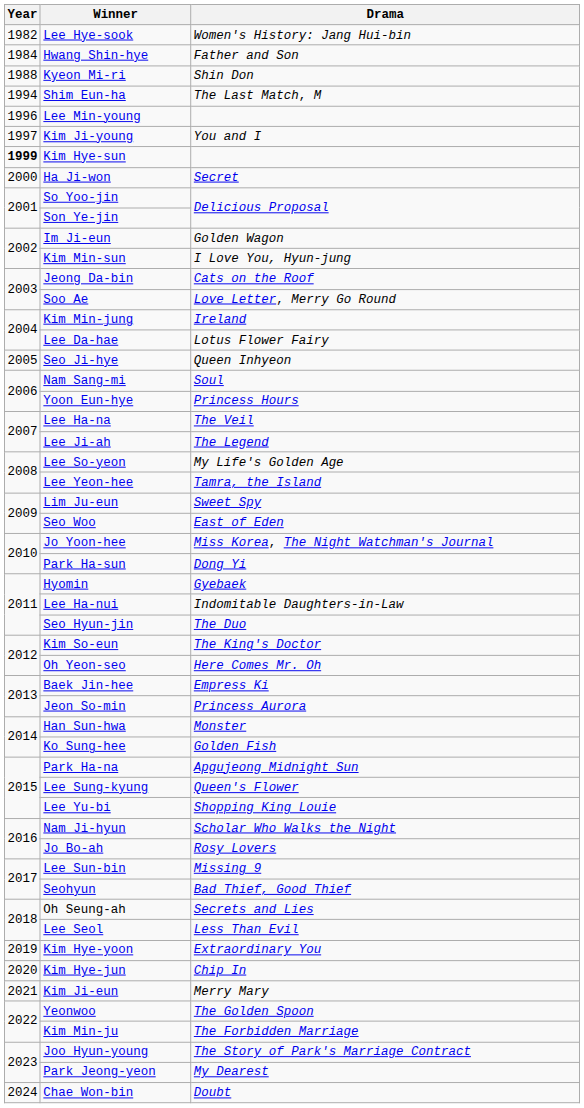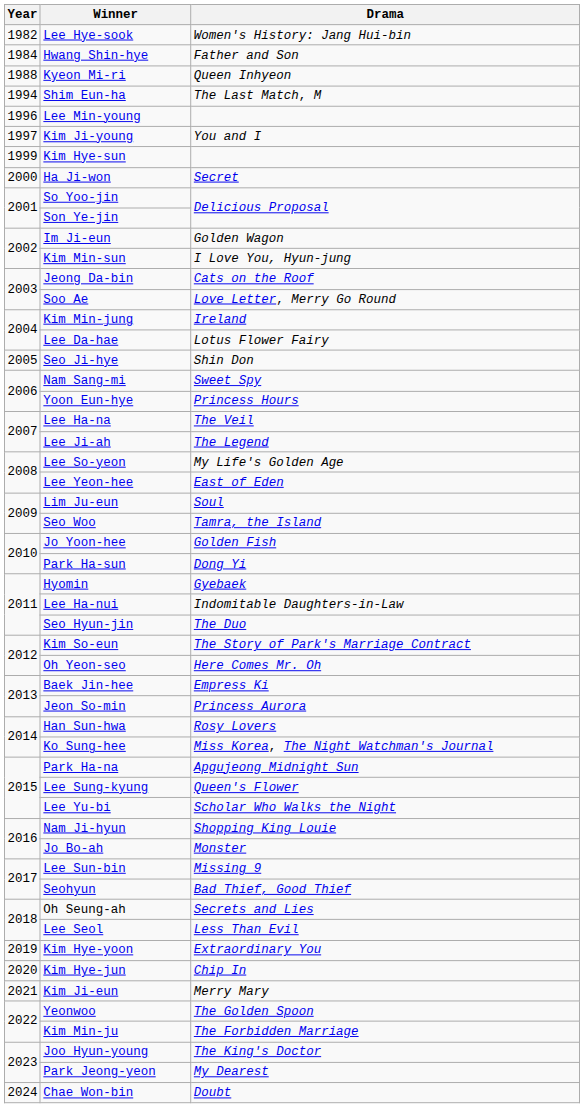(224, 76) Shin Don -> (243, 76) Queen Inhyeon
(22, 157) bold -> (22, 157) normal
(243, 360) Queen Inhyeon -> (224, 360) Shin Don
(209, 381) Soul -> (228, 381) Sweet Spy
(257, 482) Tamra, the Island -> (239, 482) East of Eden
(228, 503) Sweet Spy -> (209, 503) Soul
(239, 523) East of Eden -> (257, 523) Tamra, the Island
(344, 543) Miss Korea, The Night Watchman's Journal -> (235, 543) Golden Fish
(257, 645) The King's Doctor -> (332, 645) The Story of Park's Marriage Contract
(220, 727) Monster -> (235, 727) Rosy Lovers
(235, 747) Golden Fish -> (344, 747) Miss Korea, The Night Watchman's Journal
(265, 808) Shopping King Louie -> (295, 808) Scholar Who Walks the Night
(295, 828) Scholar Who Walks the Night -> (265, 828) Shopping King Louie
(235, 849) Rosy Lovers -> (220, 849) Monster
(332, 1052) The Story of Park's Marriage Contract -> (257, 1052) The King's Doctor
